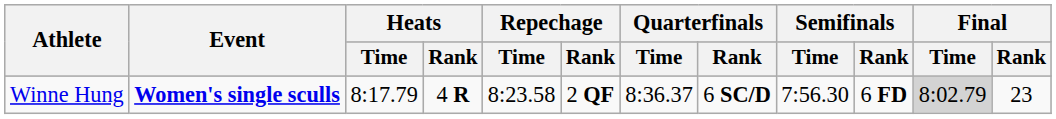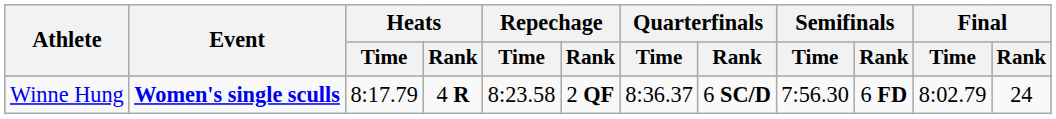(953, 94) lightgrey background -> (953, 94) no background
(1021, 94) 23 -> (1021, 94) 24
